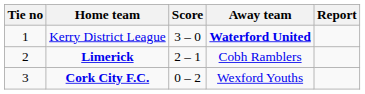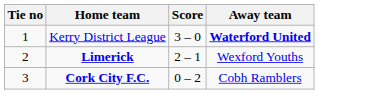- column: (337, 15)
(260, 57) Cobh Ramblers -> (260, 57) Wexford Youths
(260, 78) Wexford Youths -> (260, 78) Cobh Ramblers
